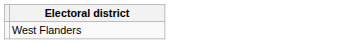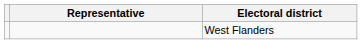+ column: (106, 13)
